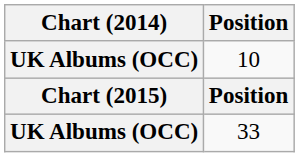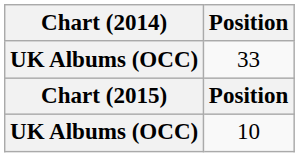rows swapped: (249, 59) <-> (249, 132)
